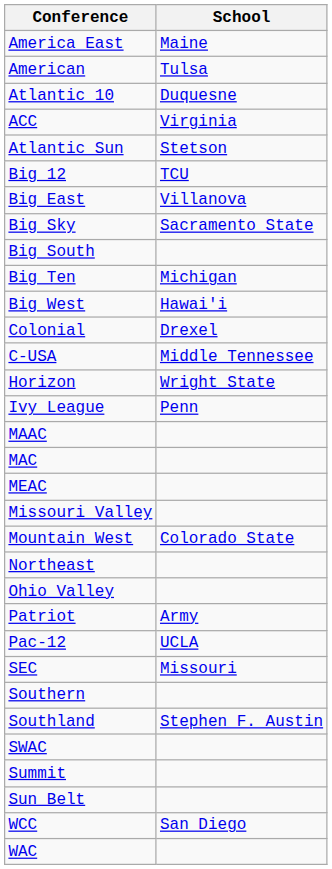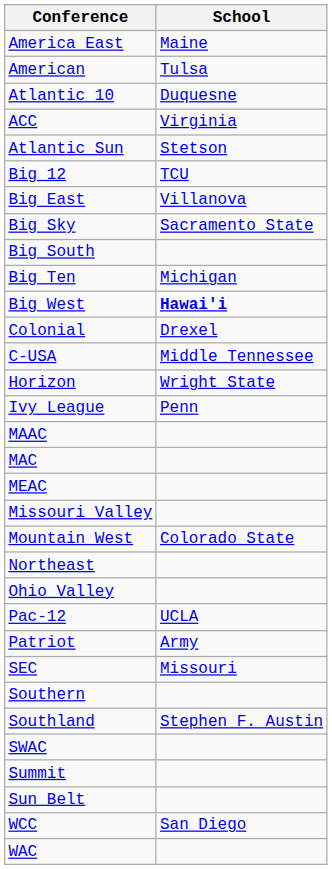(194, 304) normal -> (194, 304) bold
rows swapped: (37, 643) <-> (42, 617)
